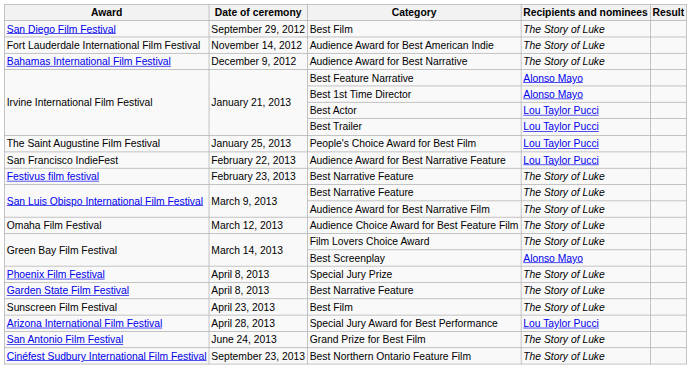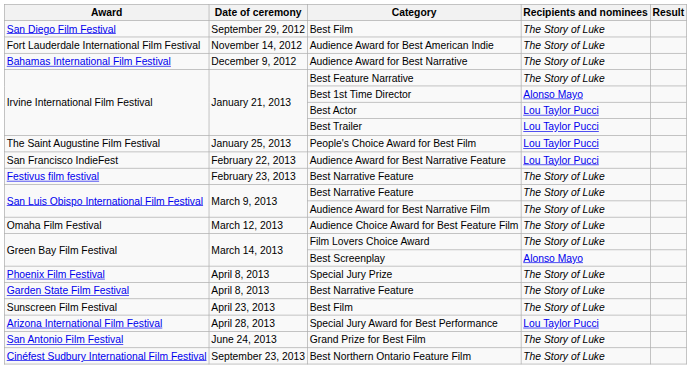(553, 78) Alonso Mayo -> (564, 78) The Story of Luke
